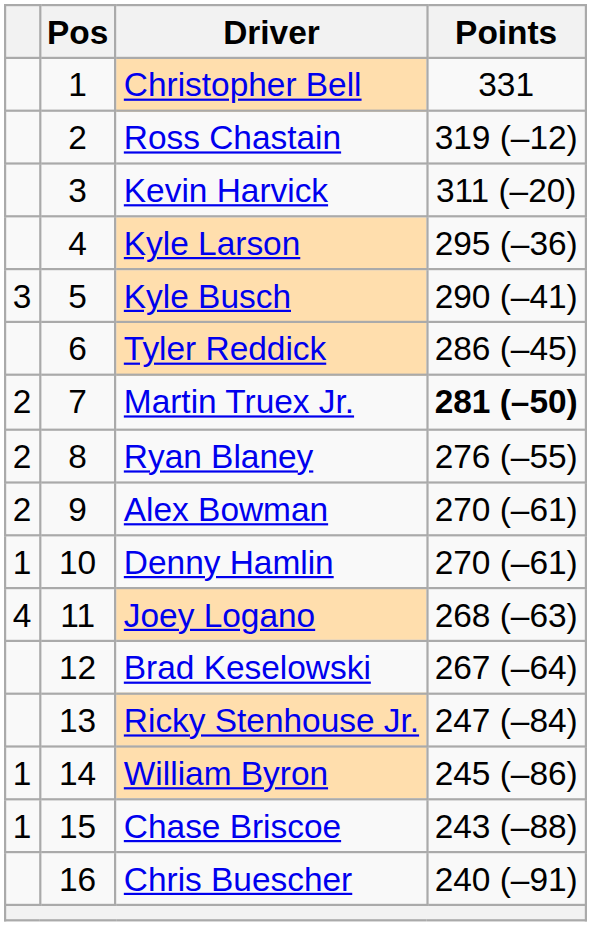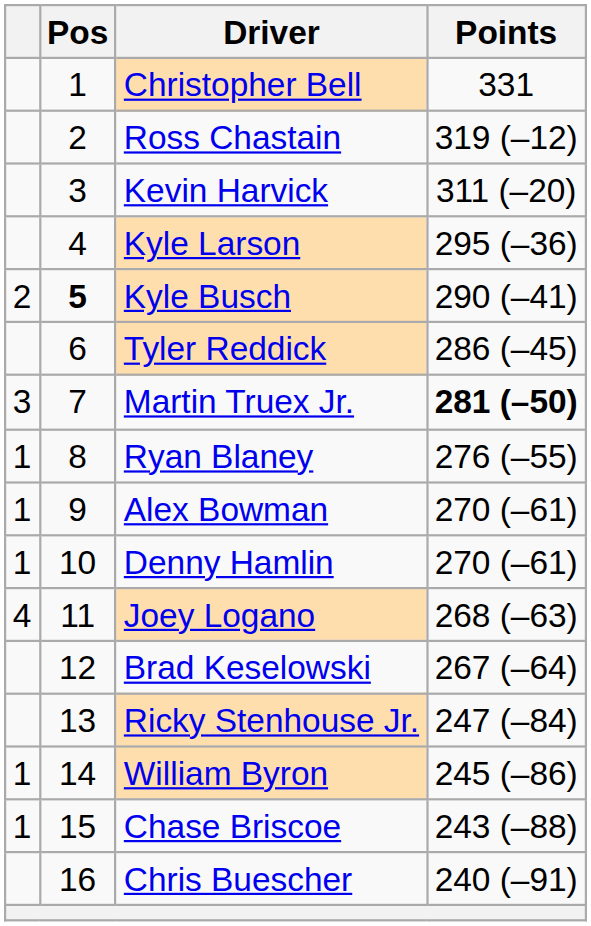(22, 296) 3 -> (22, 296) 2
(78, 296) normal -> (78, 296) bold
(22, 402) 2 -> (22, 402) 3
(22, 455) 2 -> (22, 455) 1
(22, 508) 2 -> (22, 508) 1
